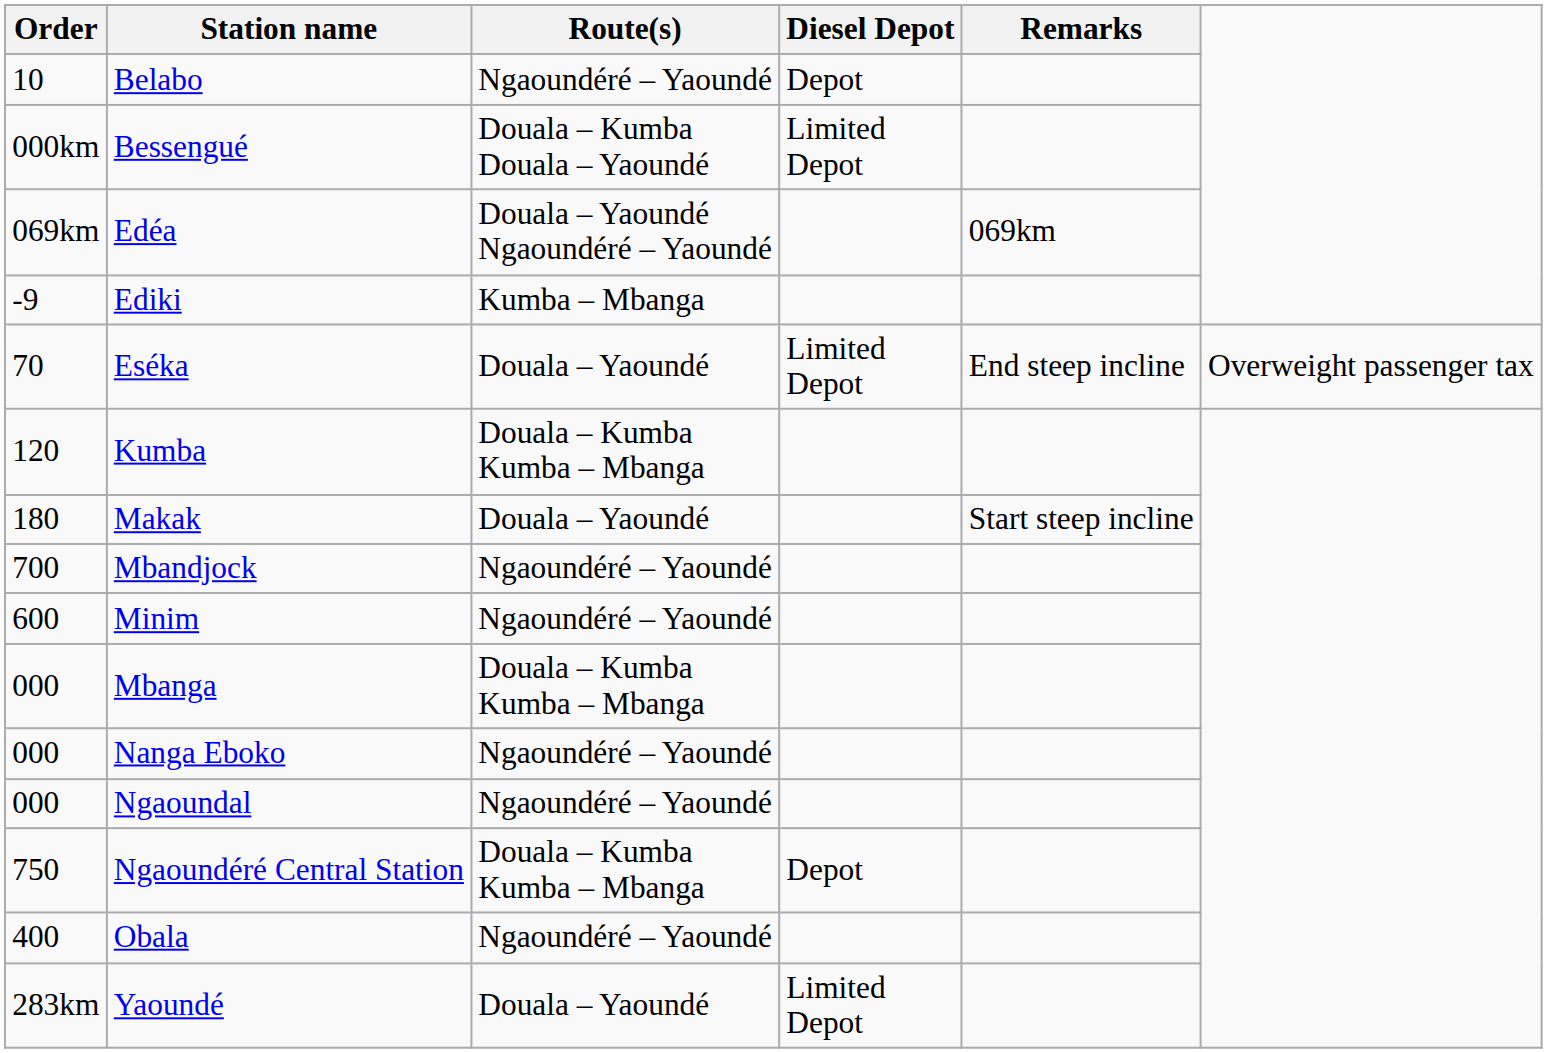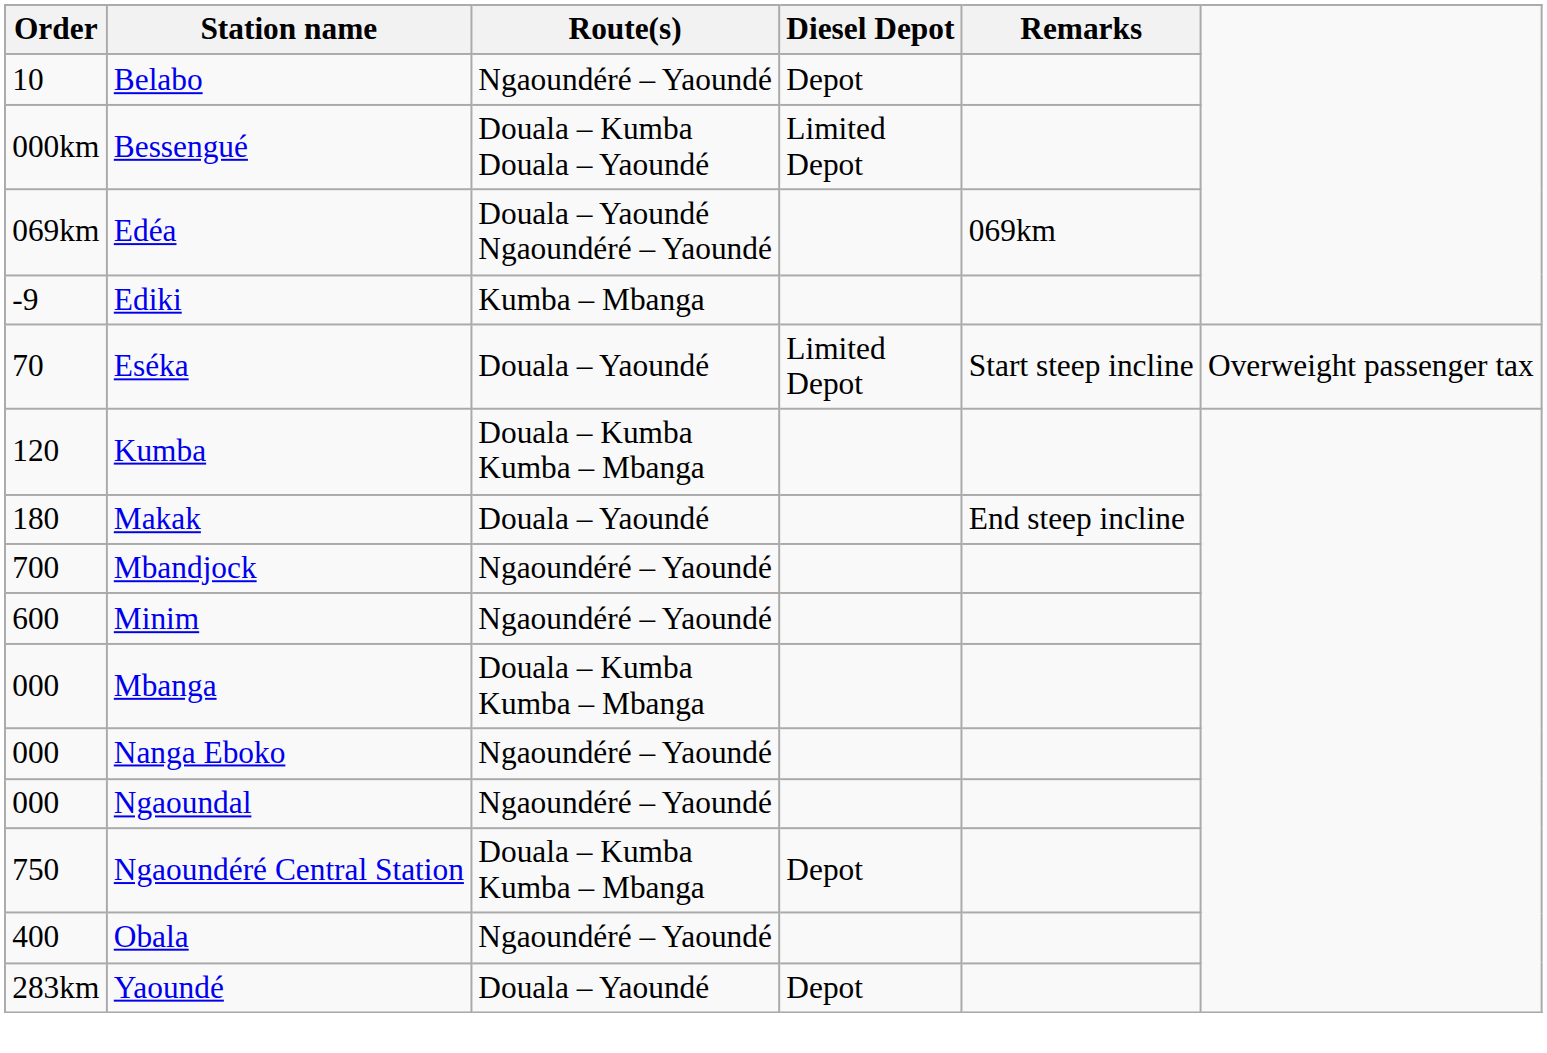(1077, 366) End steep incline -> (1081, 366) Start steep incline
(1081, 518) Start steep incline -> (1077, 518) End steep incline
(836, 1004) Limited Depot -> (825, 987) Depot
